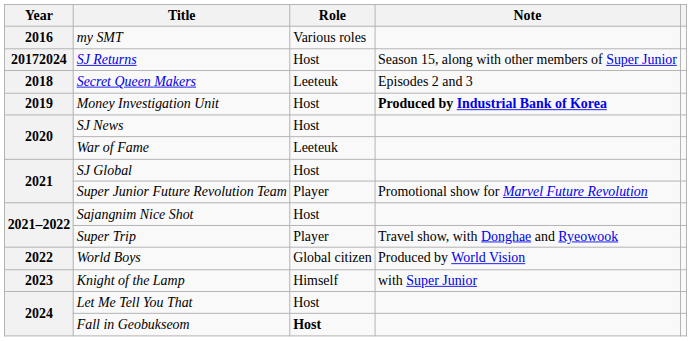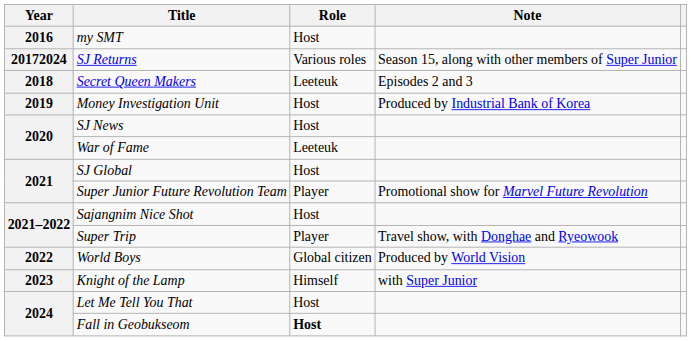(330, 37) Various roles -> (306, 37) Host
(306, 59) Host -> (330, 59) Various roles
(492, 103) bold -> (484, 103) normal
